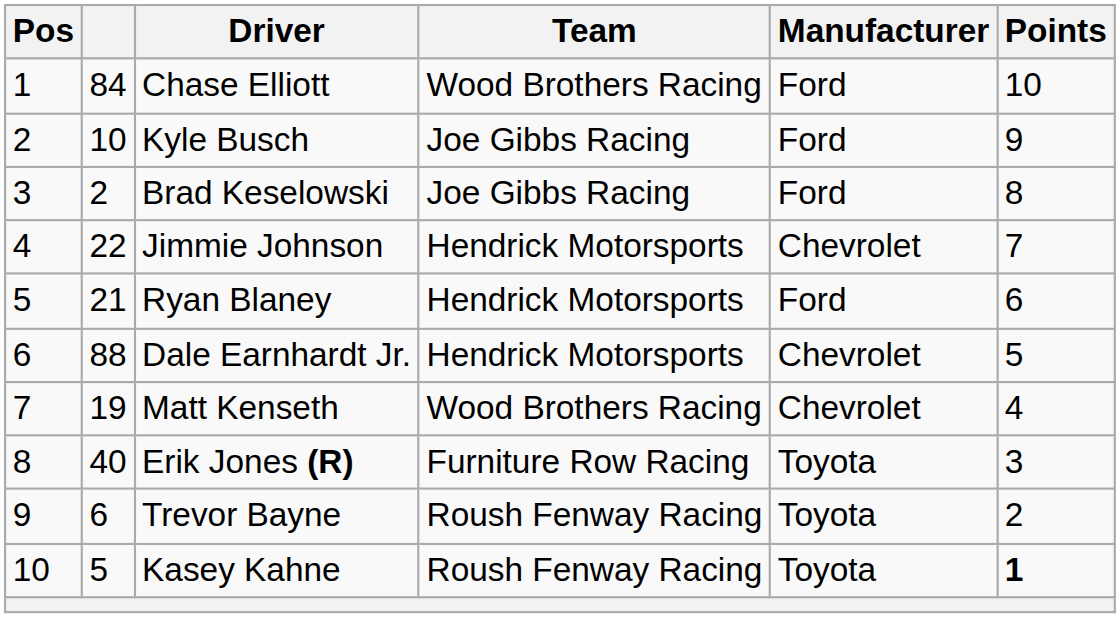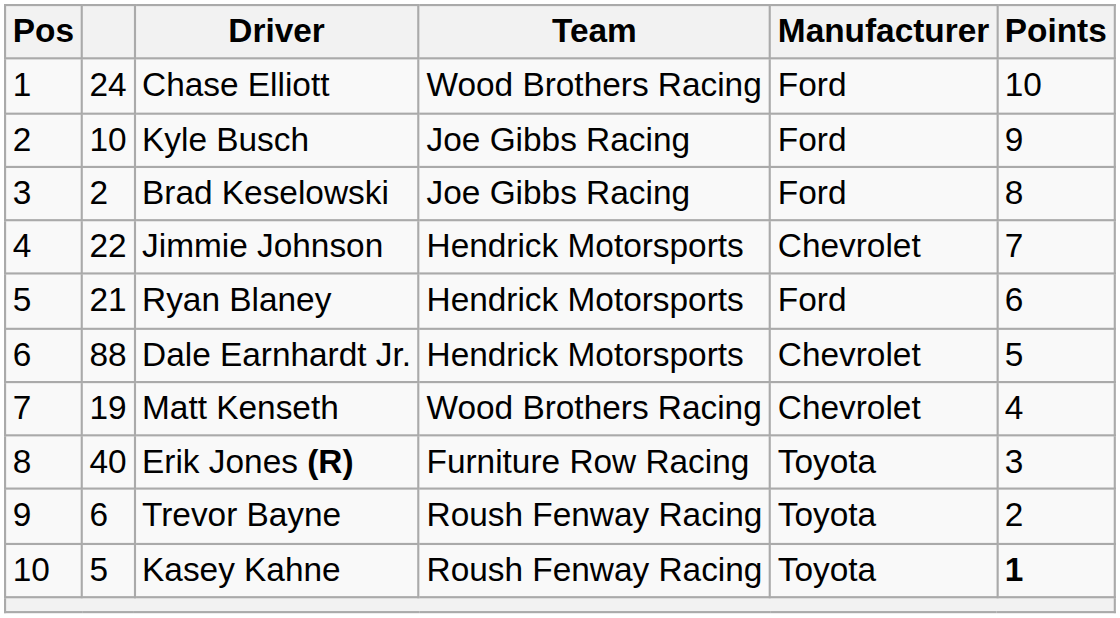(108, 84) 84 -> (108, 84) 24
